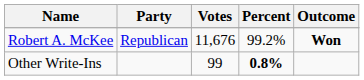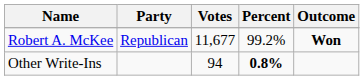(215, 39) 11,676 -> (215, 39) 11,677
(215, 63) 99 -> (215, 63) 94
